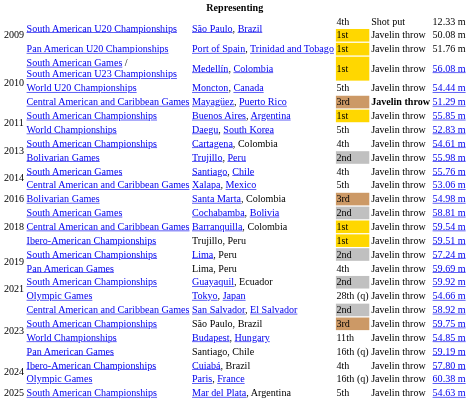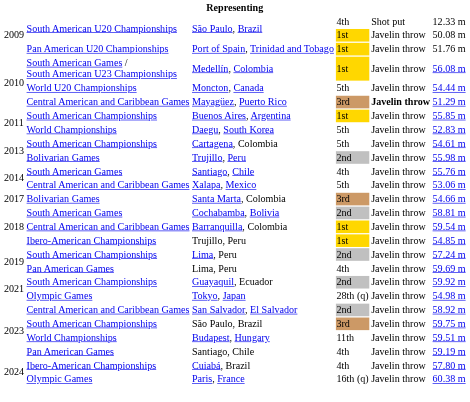(343, 143) 4th -> (343, 143) 5th
(14, 199) 2016 -> (14, 199) 2017
(449, 199) 54.98 m -> (449, 199) 54.66 m
(449, 240) 59.51 m -> (449, 240) 54.85 m
(449, 296) 54.66 m -> (449, 296) 54.98 m
(449, 337) 54.85 m -> (449, 337) 59.51 m
(353, 351) 16th (q) -> (343, 351) 4th
- row: (92, 393)
